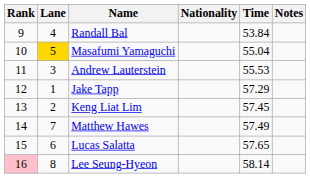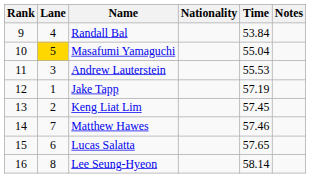(256, 88) 57.29 -> (256, 88) 57.19
(256, 126) 57.49 -> (256, 126) 57.46
(21, 164) pink background -> (21, 164) no background
